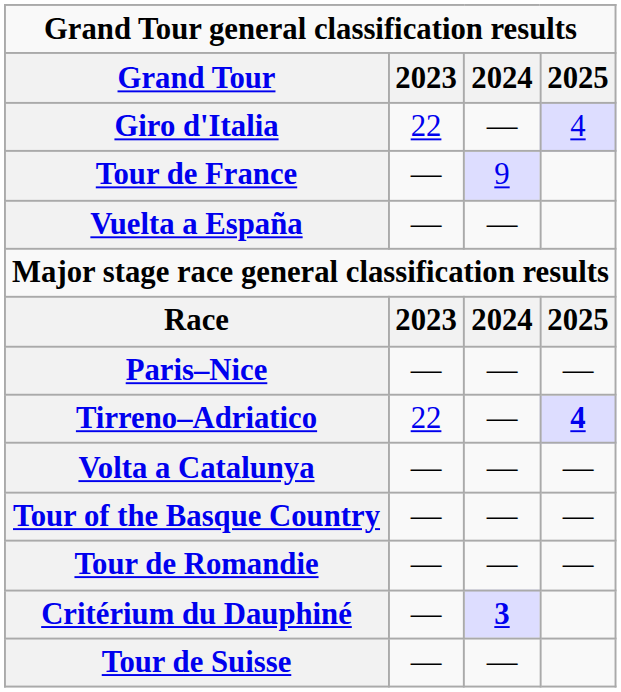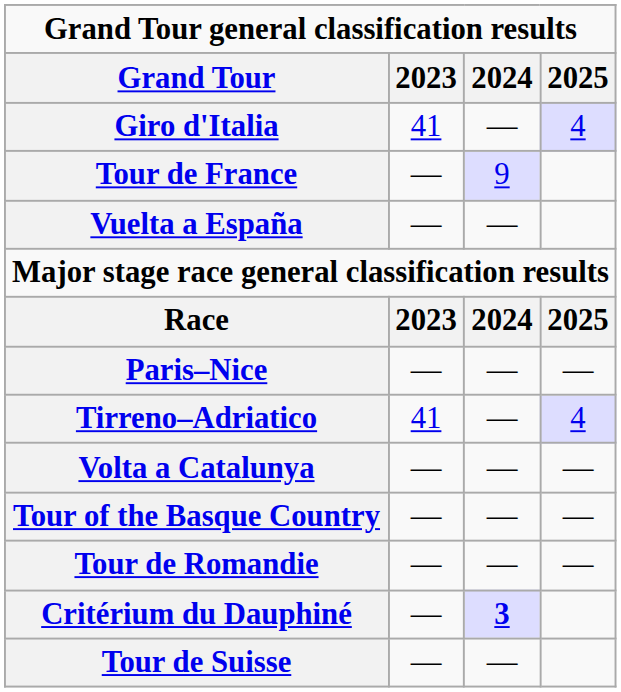(426, 126) 22 -> (426, 126) 41
(426, 418) 22 -> (426, 418) 41
(578, 418) bold -> (578, 418) normal
